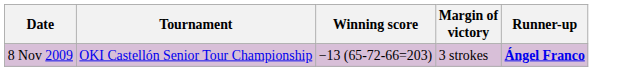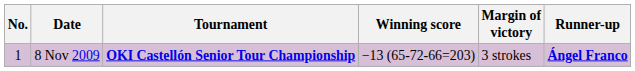+ column: (18, 24)
(196, 55) normal -> (231, 55) bold
